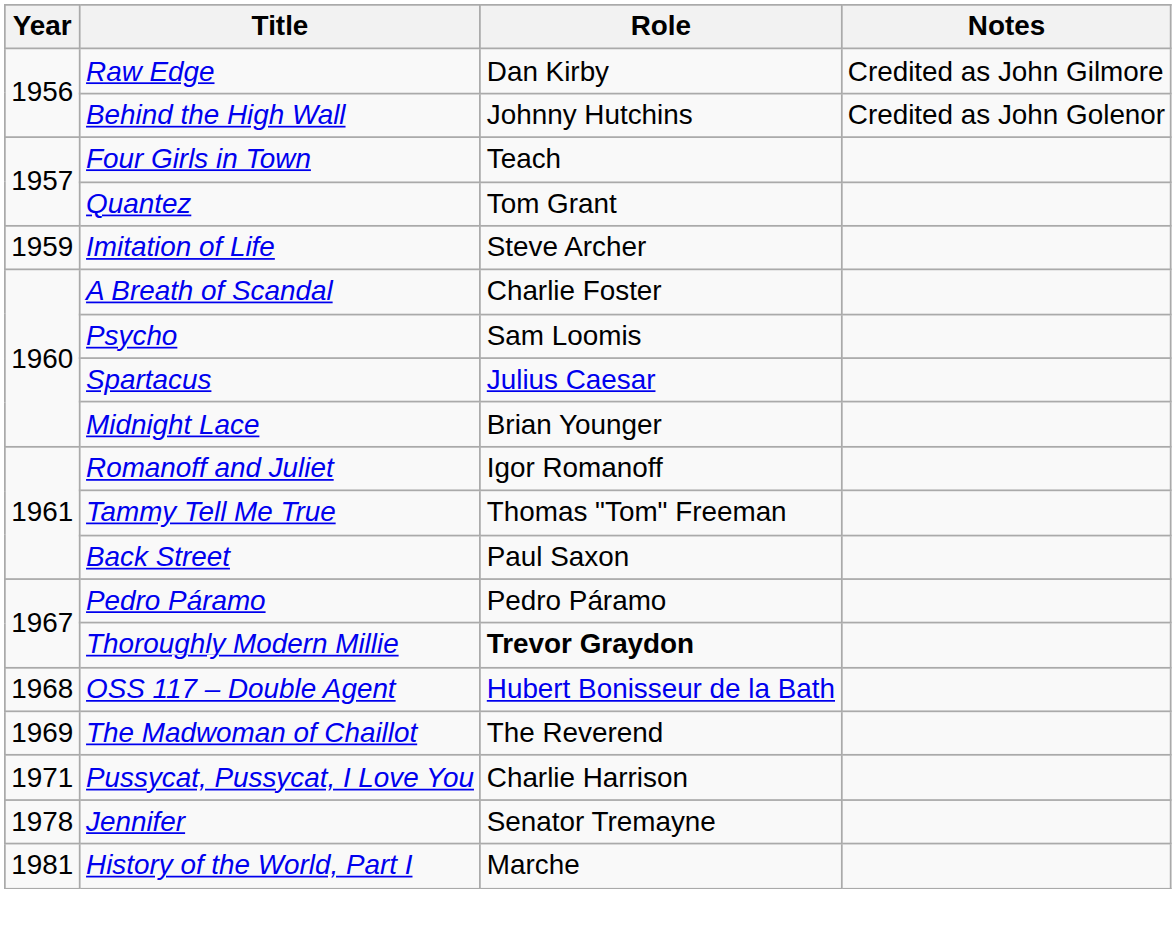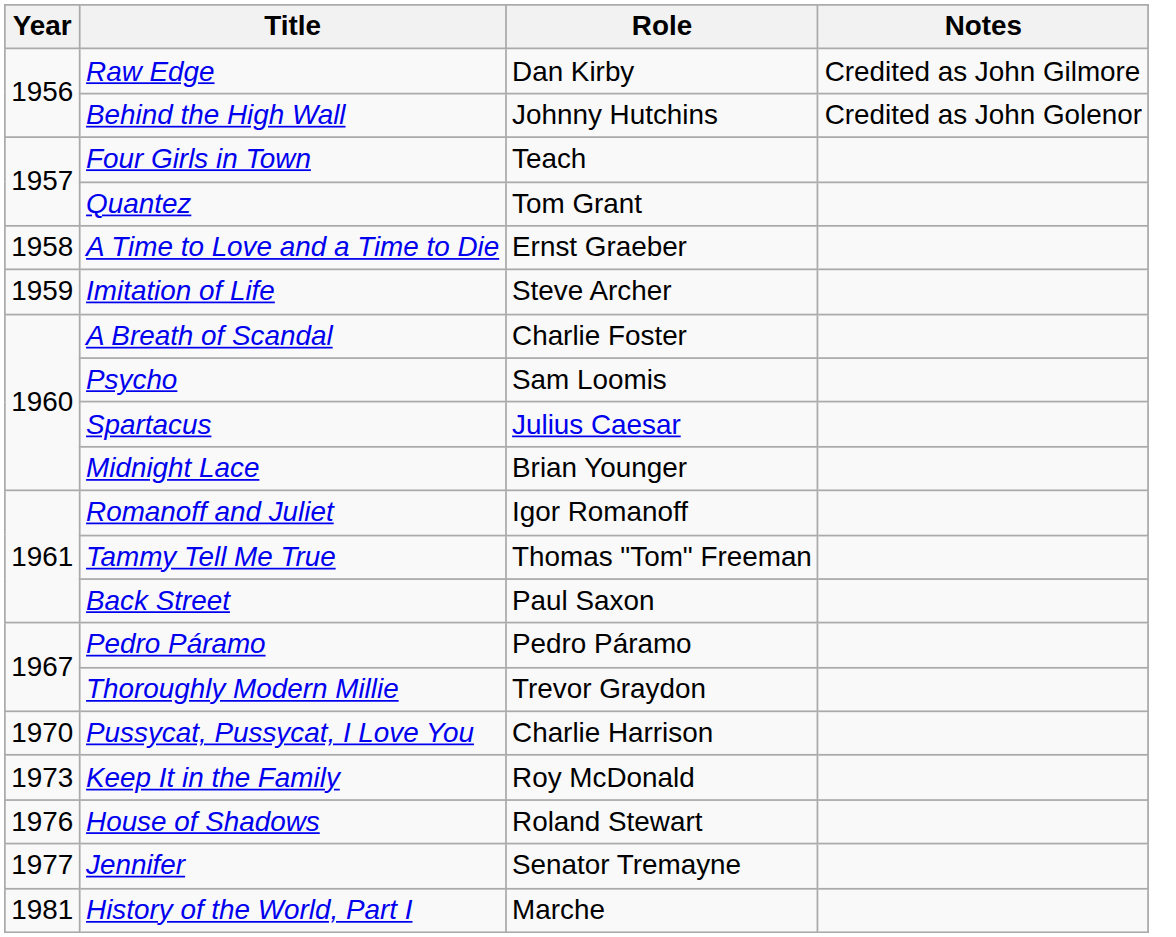+ row: (293, 247)
(590, 644) bold -> (609, 688) normal
- row: (241, 688)
- row: (252, 733)
(42, 777) 1971 -> (42, 733) 1970
+ row: (213, 777)
+ row: (203, 821)
(42, 821) 1978 -> (42, 865) 1977
